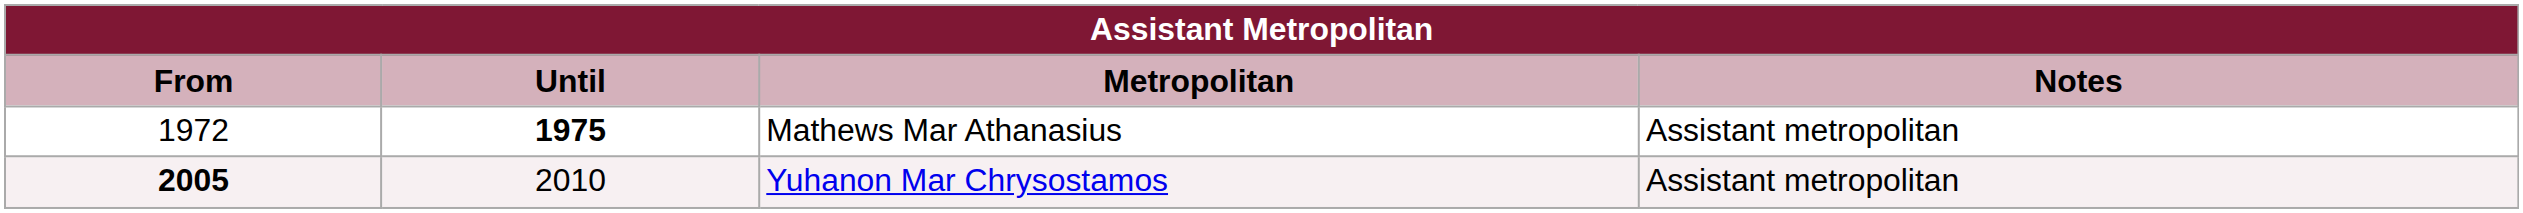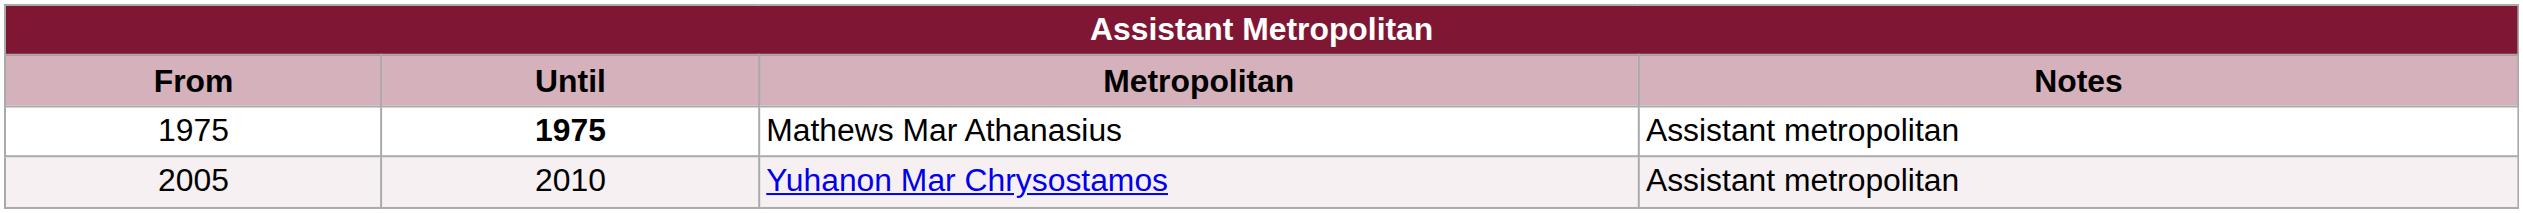(193, 130) 1972 -> (193, 130) 1975
(193, 181) bold -> (193, 181) normal
